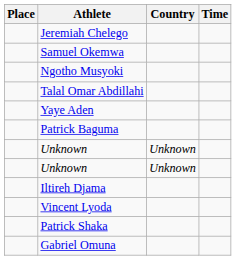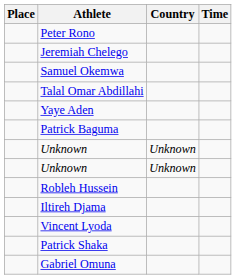+ row: (68, 33)
- row: (82, 71)
+ row: (79, 187)
